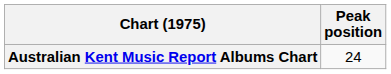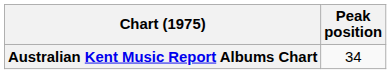(353, 56) 24 -> (353, 56) 34
